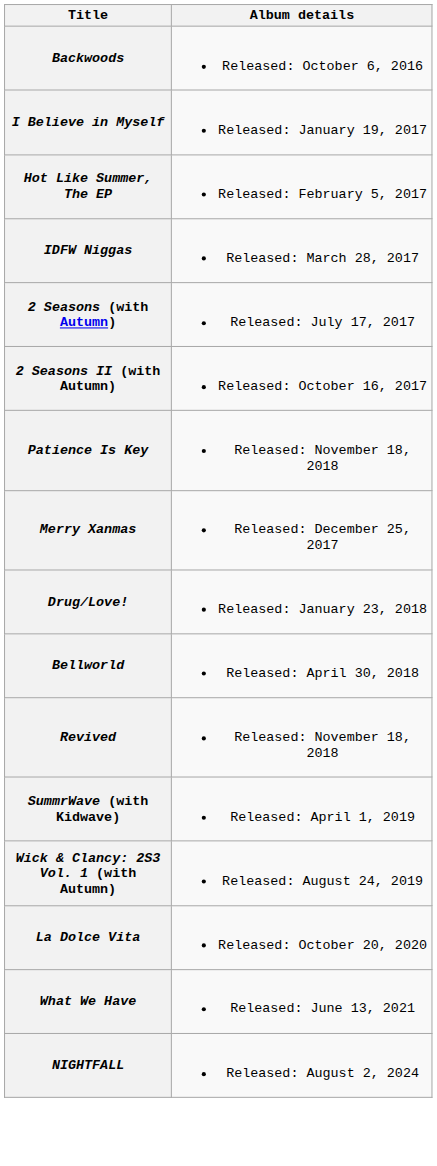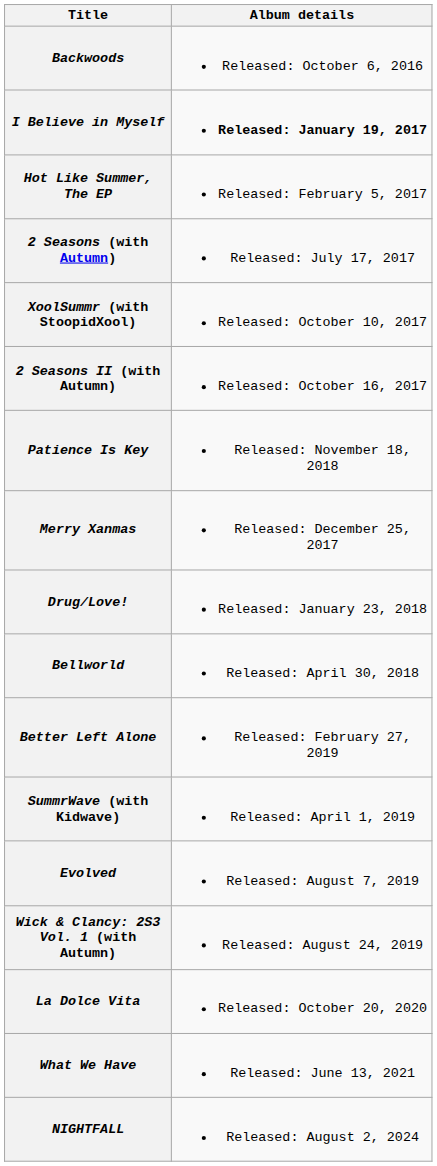(302, 130) normal -> (302, 130) bold
- row: (88, 251)
+ row: (88, 315)
- row: (88, 738)
+ row: (88, 738)
+ row: (88, 873)
